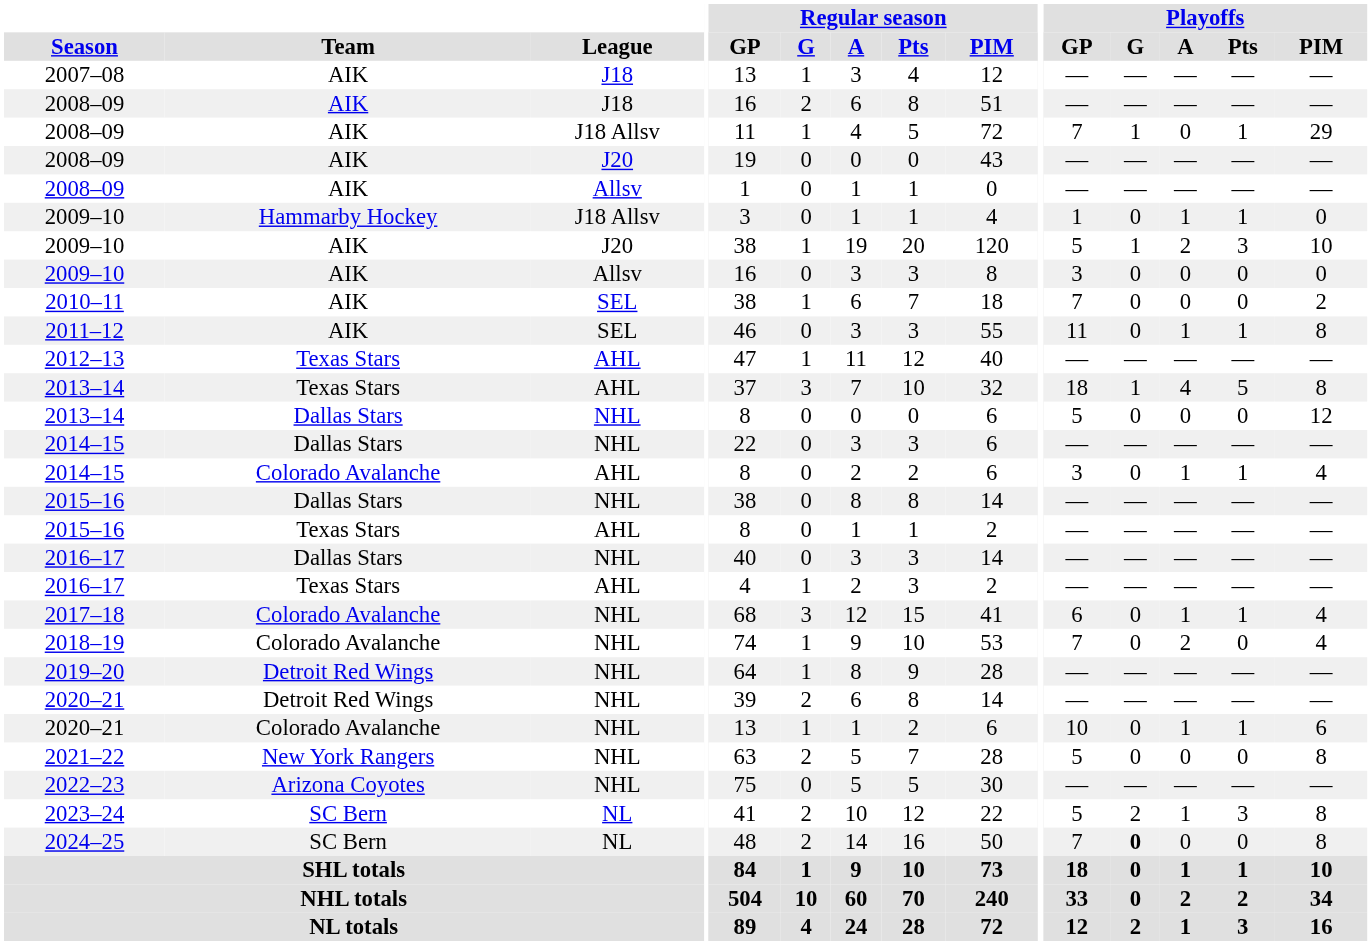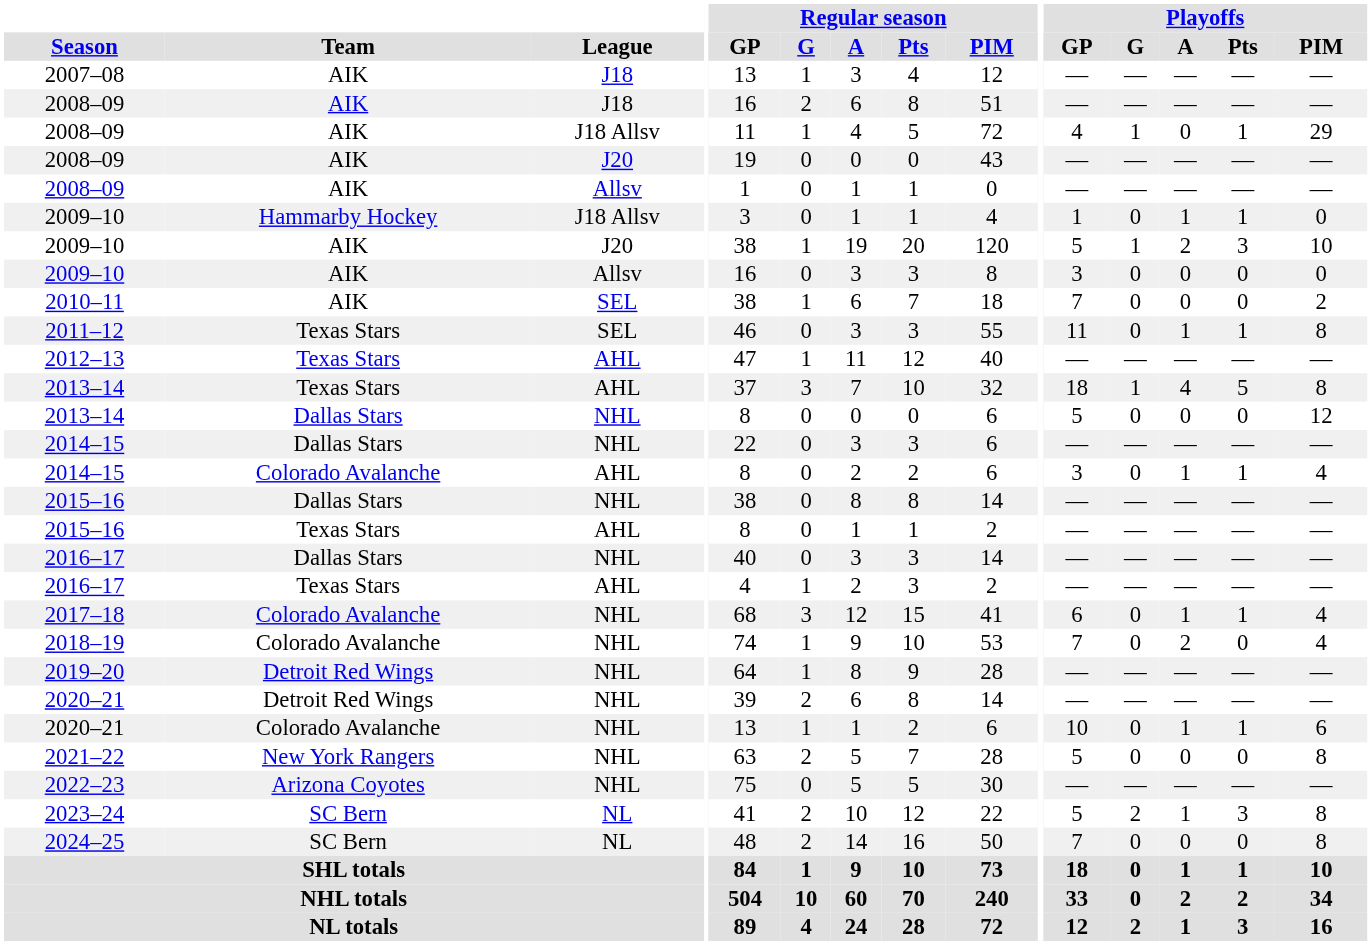(1077, 131) 7 -> (1077, 131) 4
(348, 330) AIK -> (348, 330) Texas Stars
(1135, 841) bold -> (1135, 841) normal
